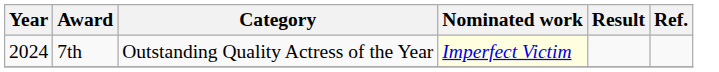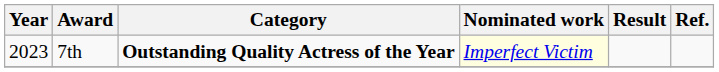(29, 50) 2024 -> (29, 50) 2023
(278, 50) normal -> (288, 50) bold
